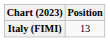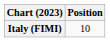(85, 28) 13 -> (85, 28) 10
